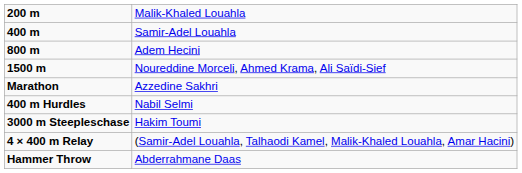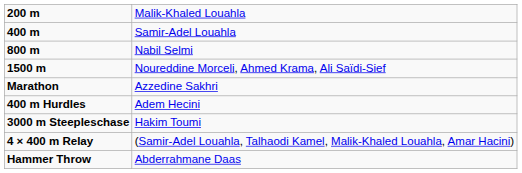(167, 50) Adem Hecini -> (164, 50) Nabil Selmi
(164, 104) Nabil Selmi -> (167, 104) Adem Hecini
